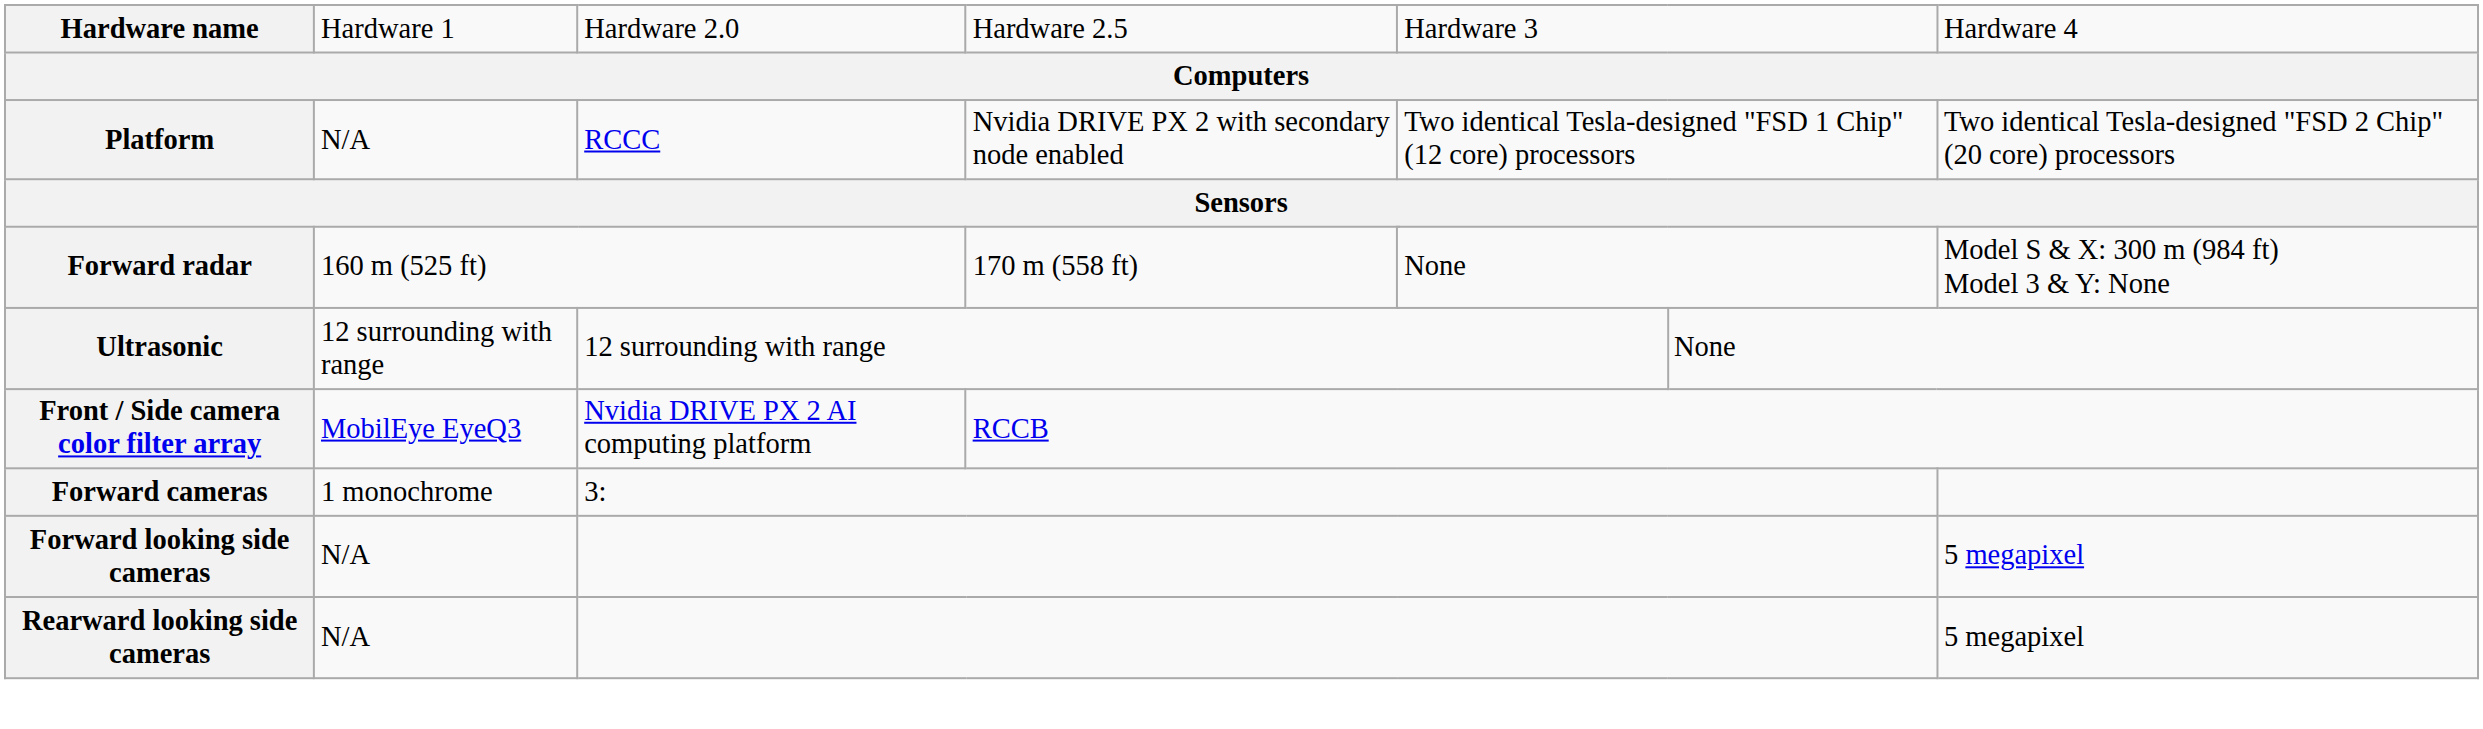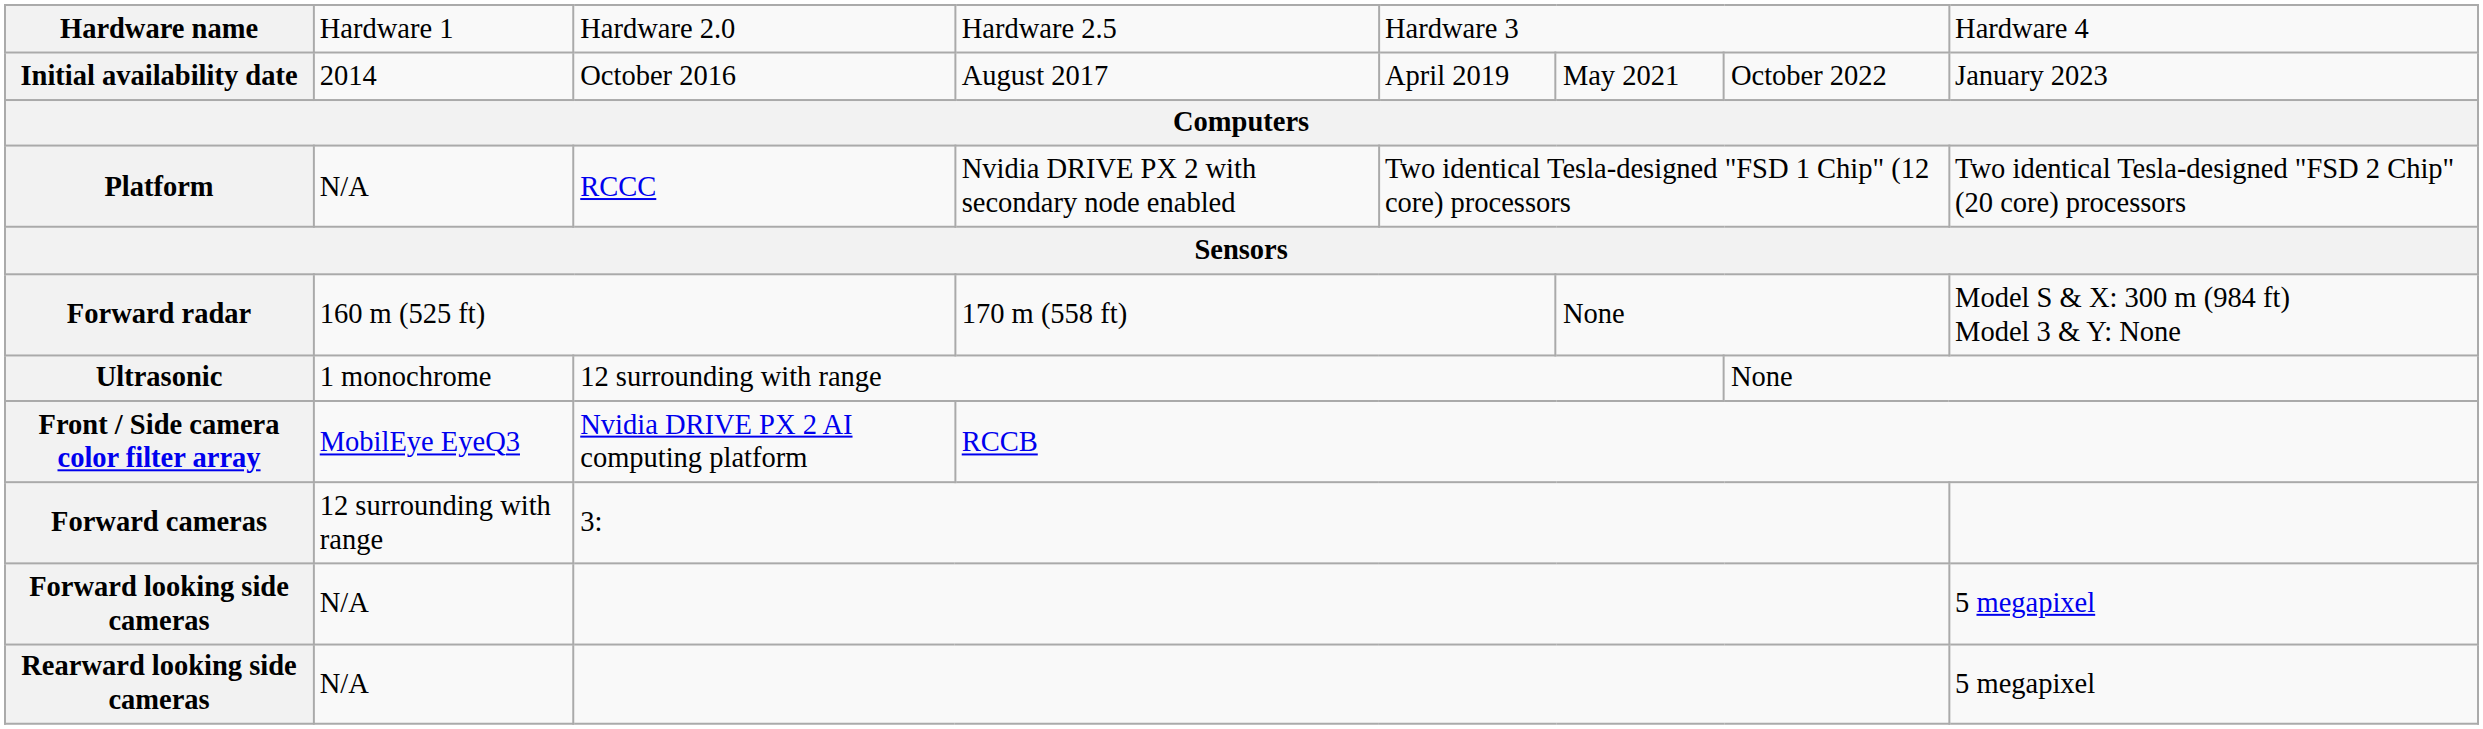+ row: (159, 75)
(437, 347) 12 surrounding with range -> (406, 377) 1 monochrome
(407, 492) 1 monochrome -> (435, 522) 12 surrounding with range
